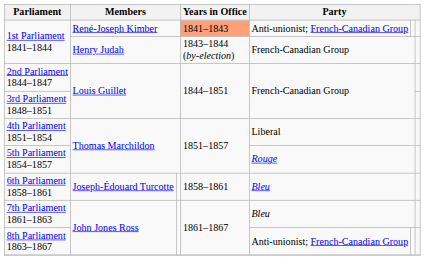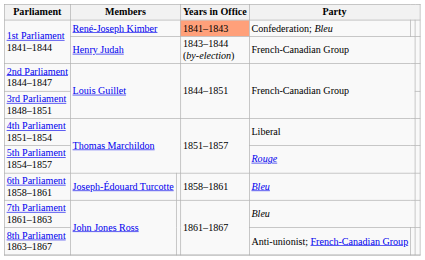(330, 28) Anti-unionist; French-Canadian Group -> (292, 28) Confederation; Bleu
